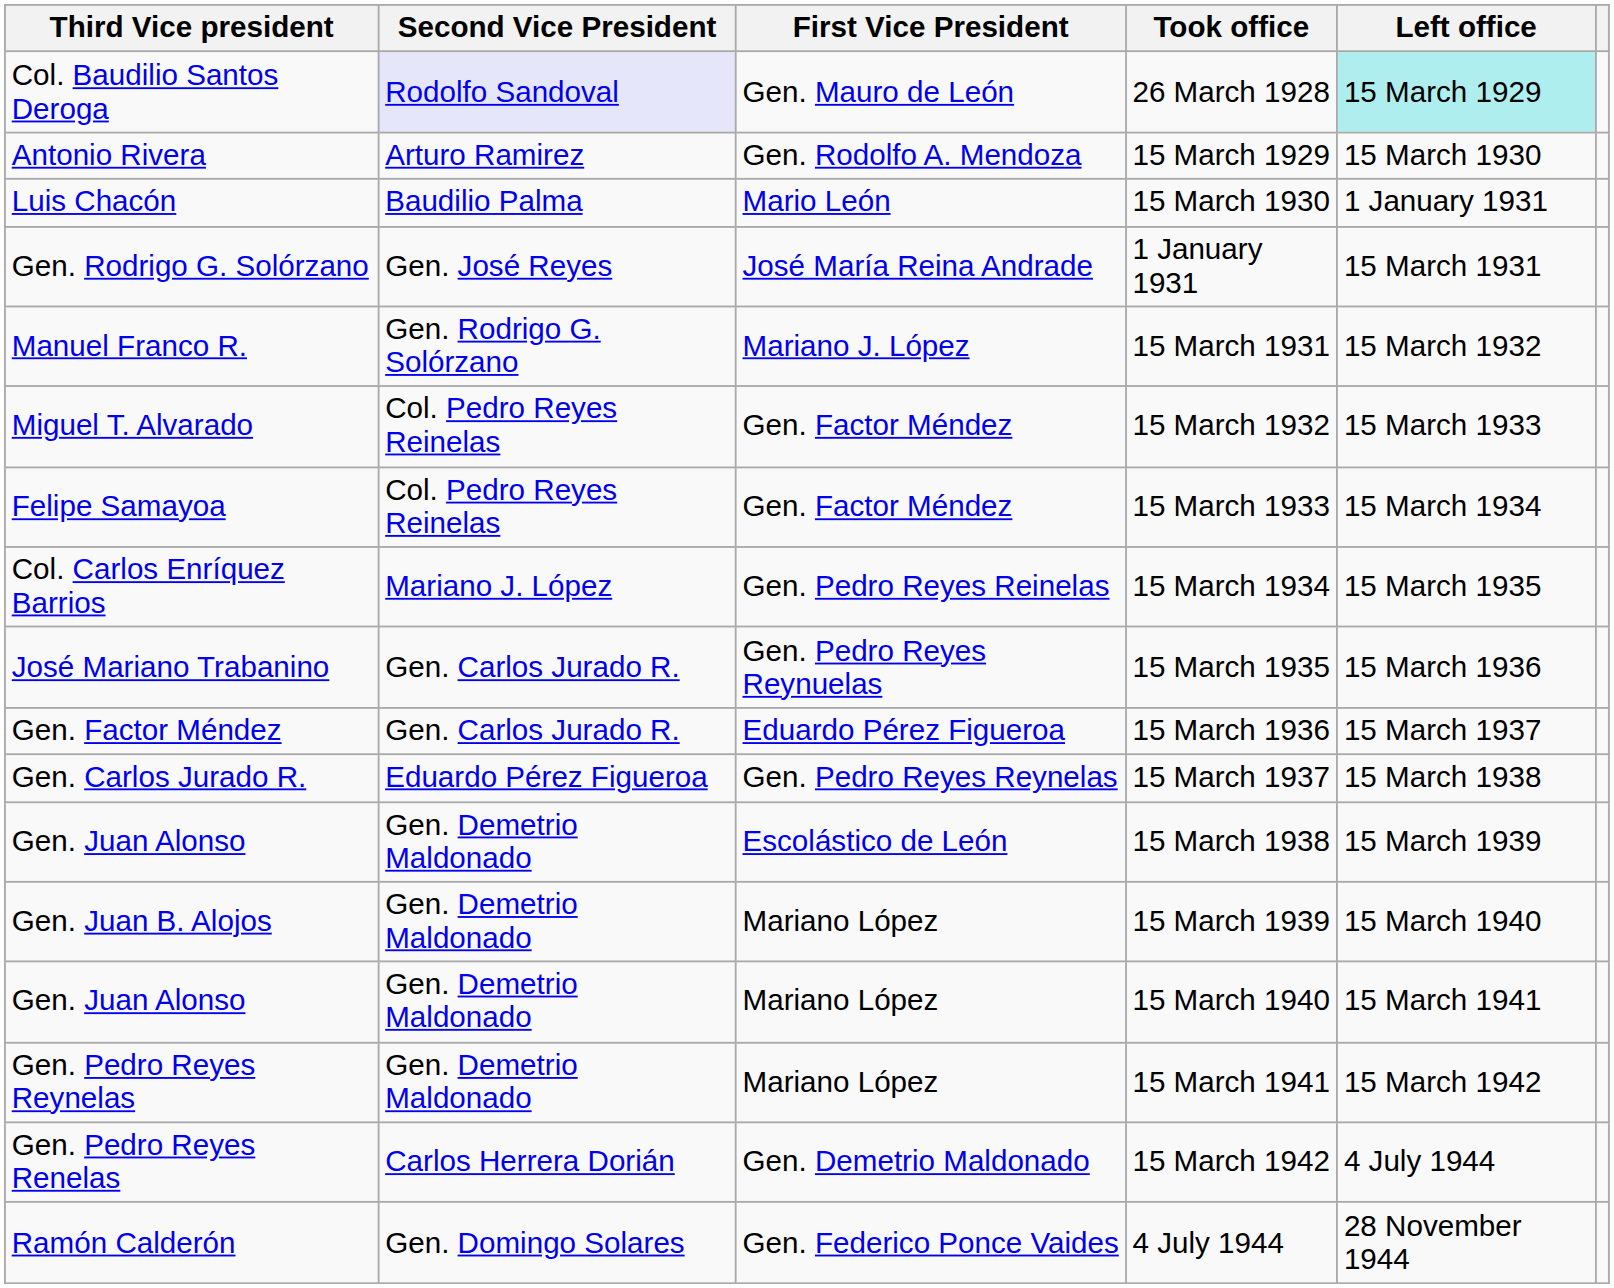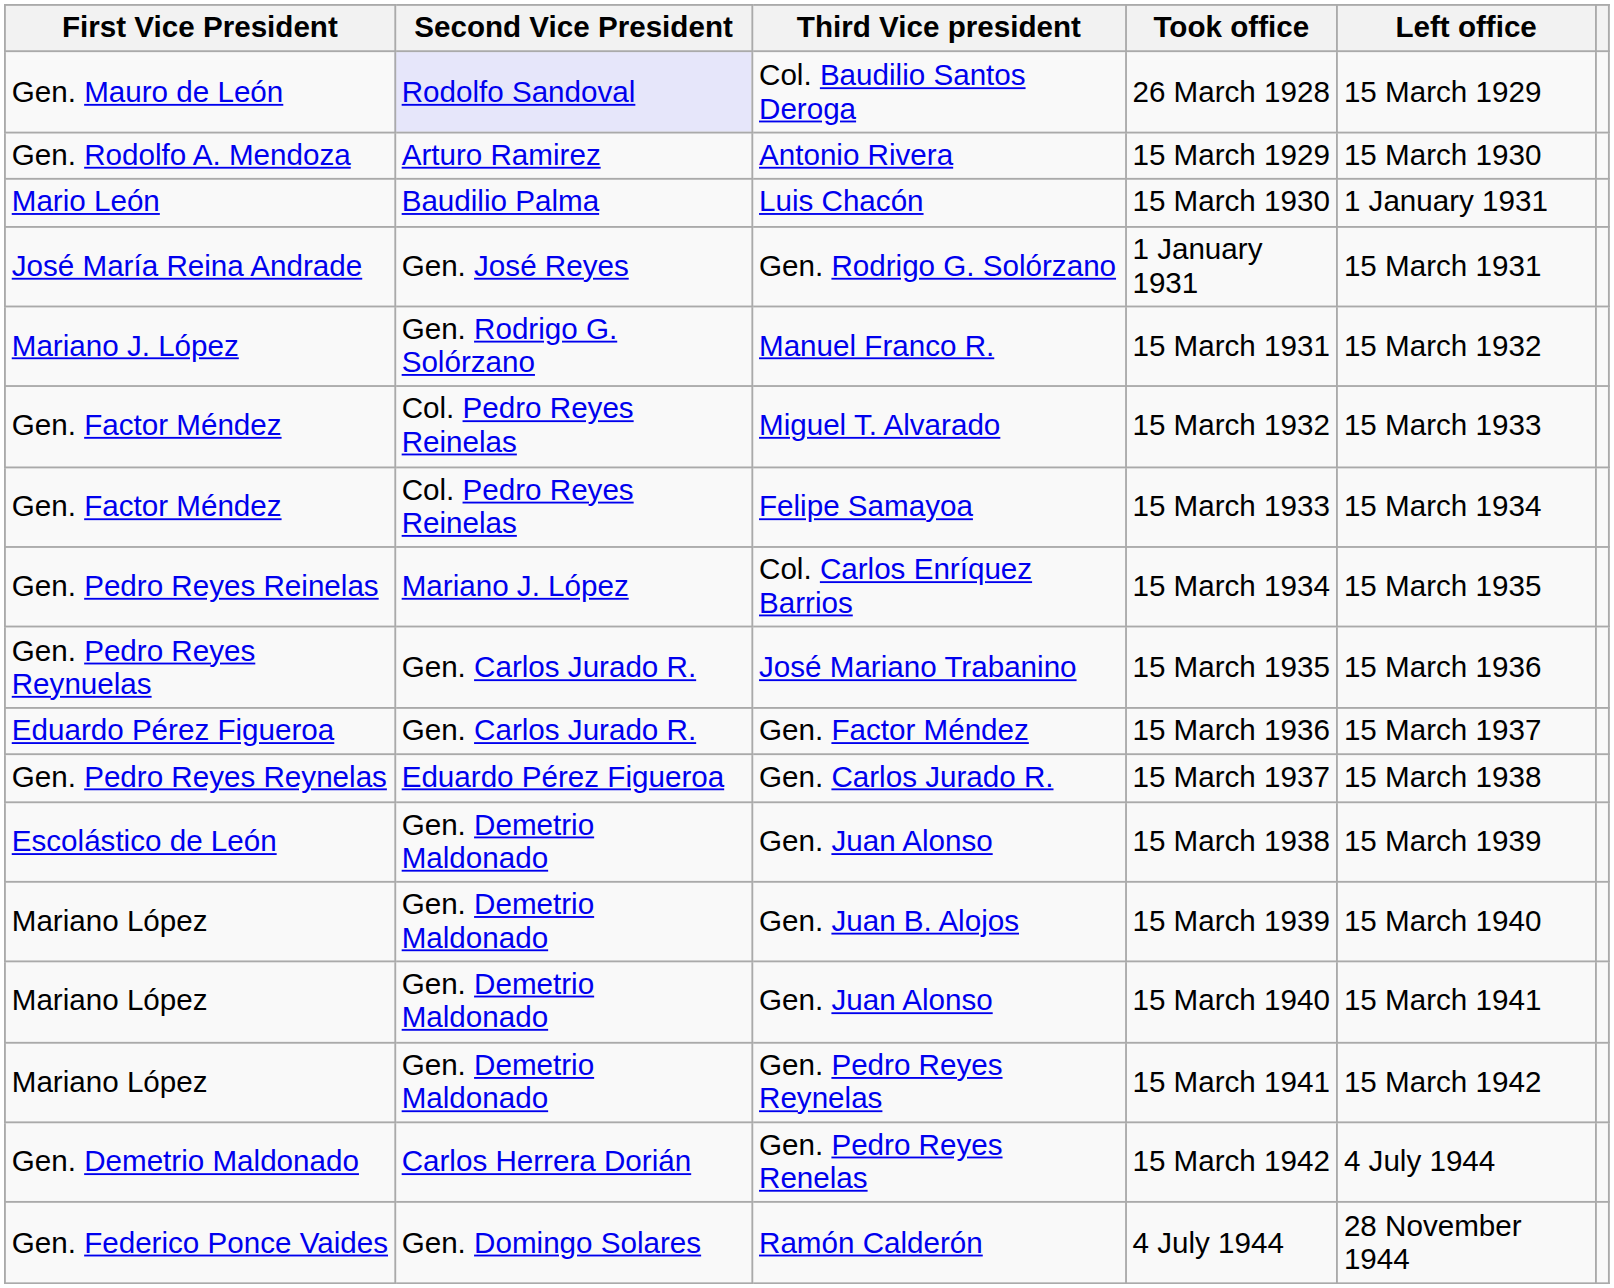columns swapped: (931, 27) <-> (192, 27)
(1443, 91) paleturquoise background -> (1443, 91) no background
